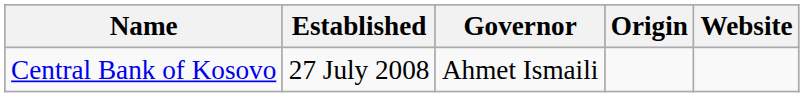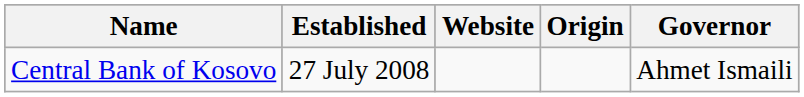columns swapped: (520, 26) <-> (747, 26)
